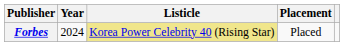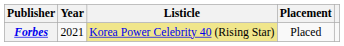(72, 32) 2024 -> (72, 32) 2021
